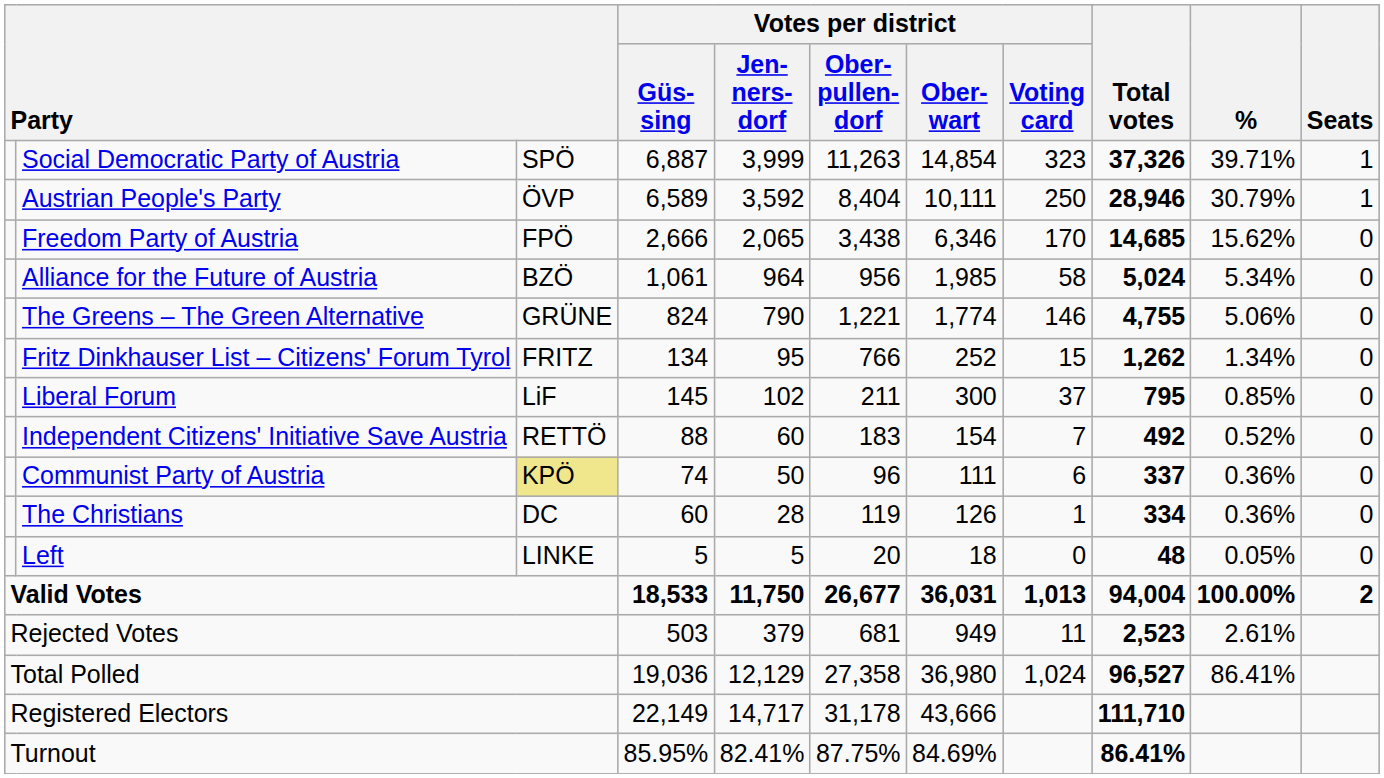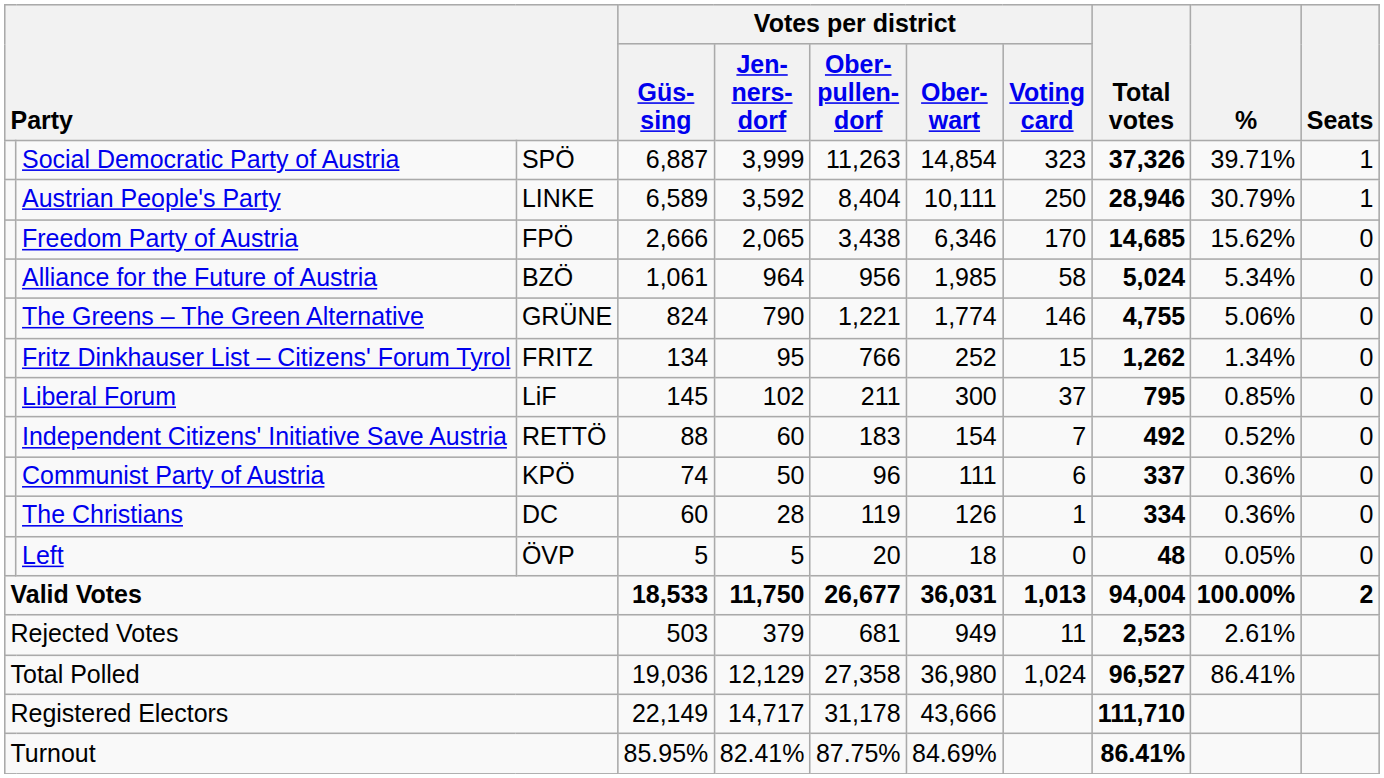(548, 199) ÖVP -> (558, 199) LINKE
(548, 476) khaki background -> (548, 476) no background
(558, 555) LINKE -> (548, 555) ÖVP
